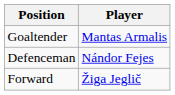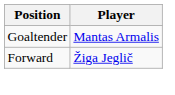- row: (41, 57)
